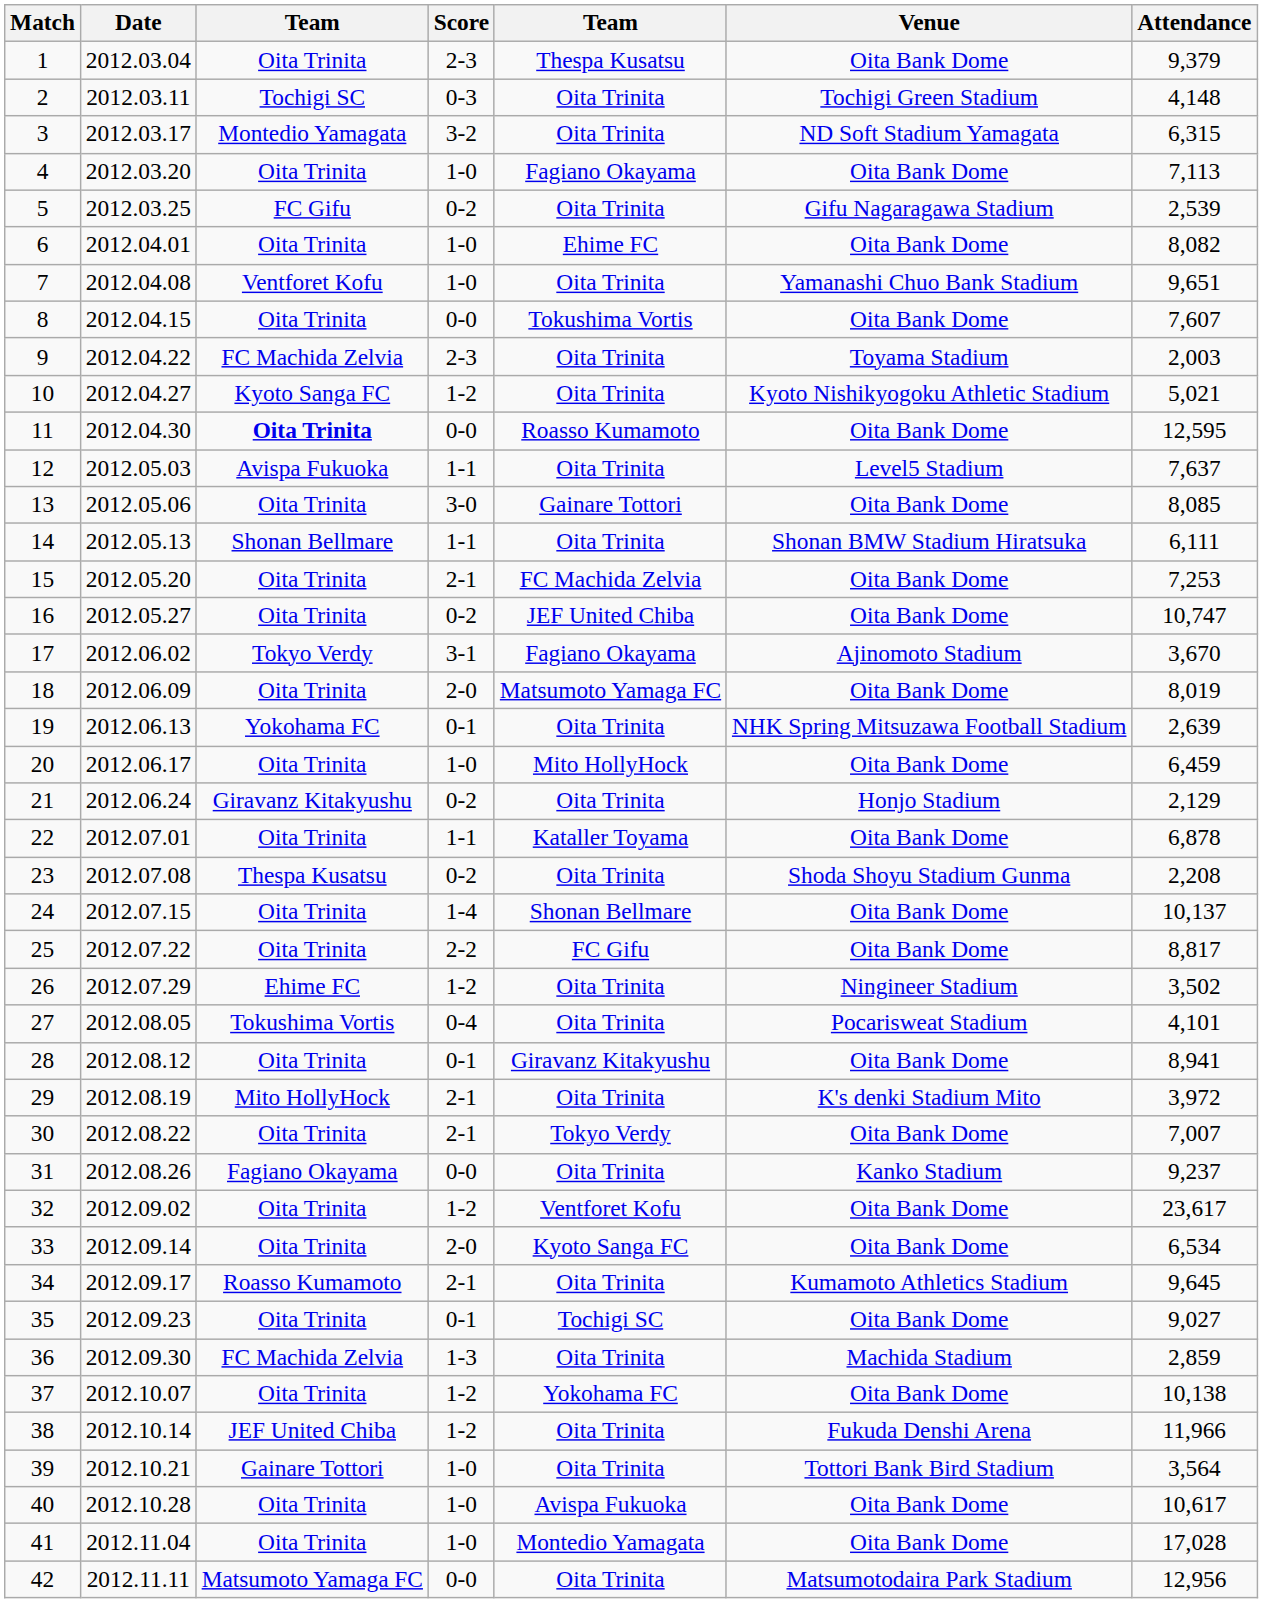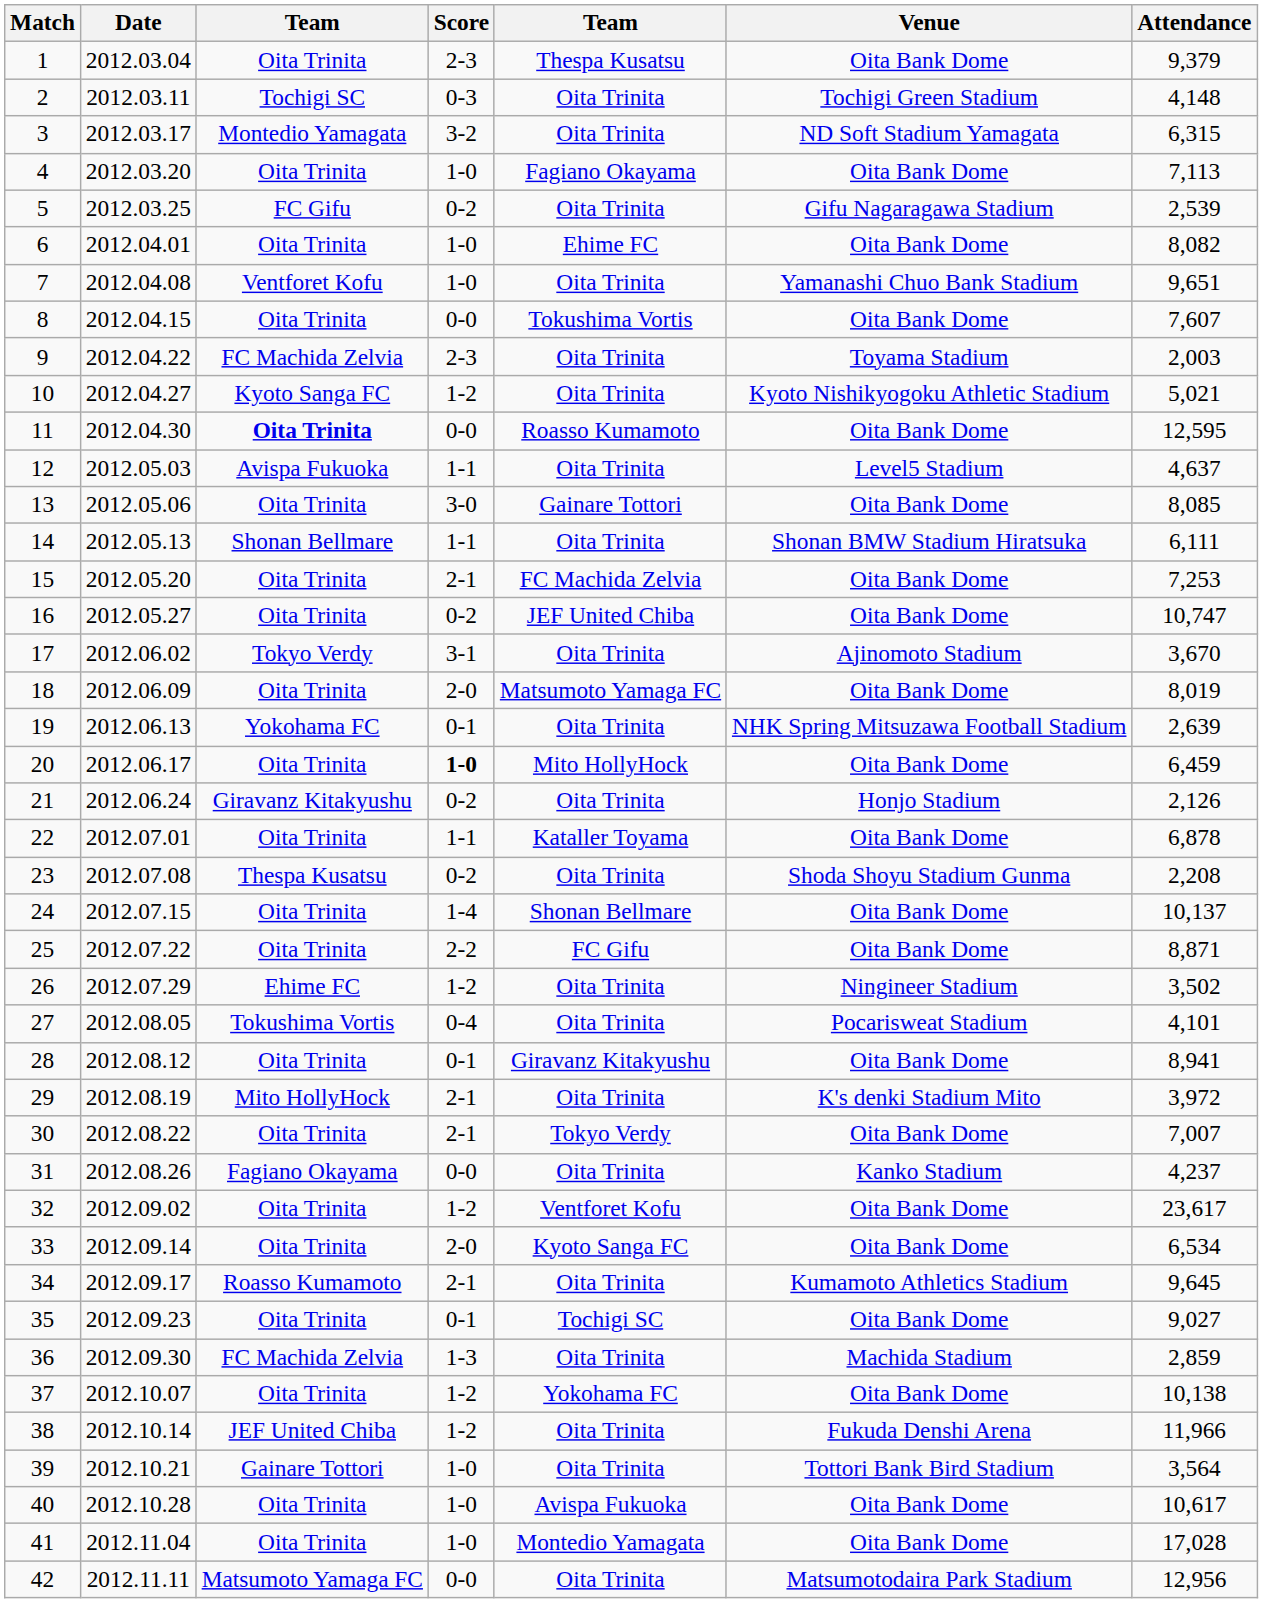(1194, 467) 7,637 -> (1194, 467) 4,637
(611, 652) Fagiano Okayama -> (611, 652) Oita Trinita
(461, 763) normal -> (461, 763) bold
(1194, 801) 2,129 -> (1194, 801) 2,126
(1194, 949) 8,817 -> (1194, 949) 8,871
(1194, 1171) 9,237 -> (1194, 1171) 4,237
